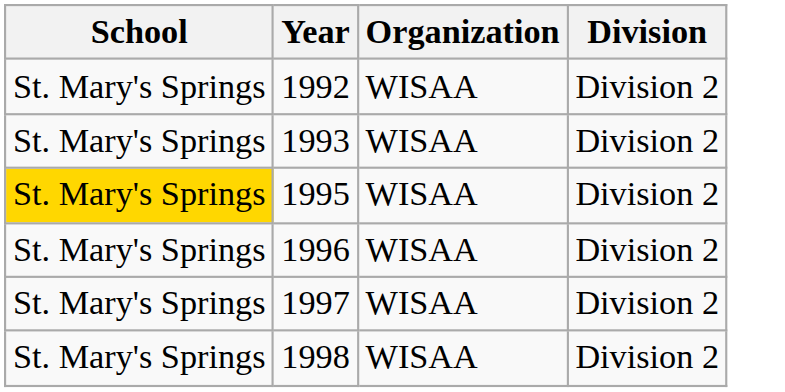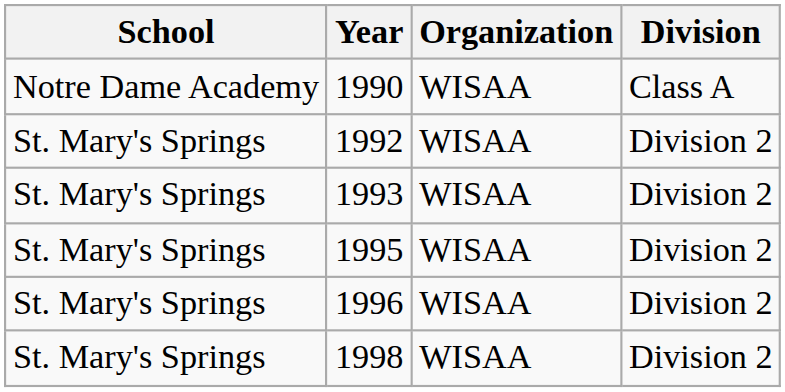+ row: (369, 85)
(139, 194) gold background -> (139, 248) no background
- row: (316, 303)
